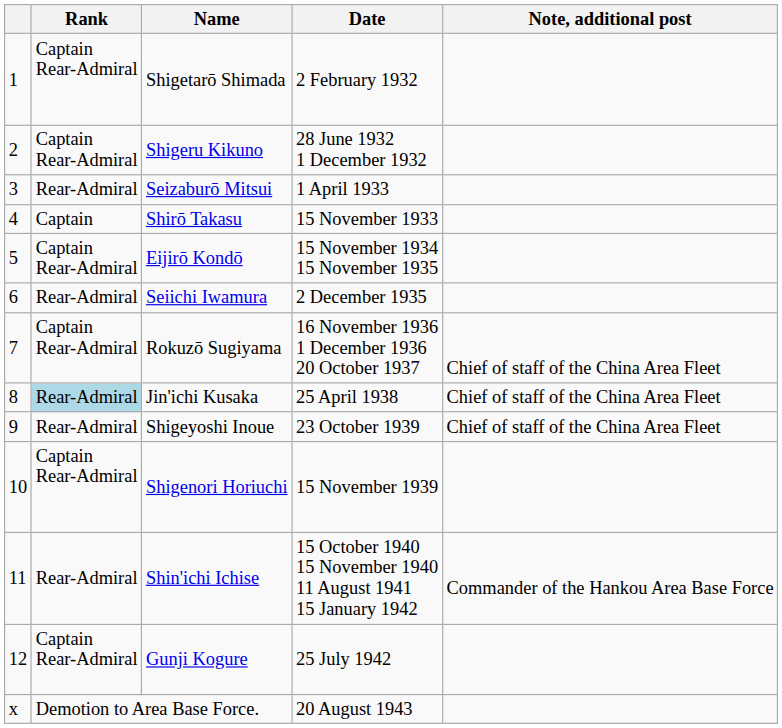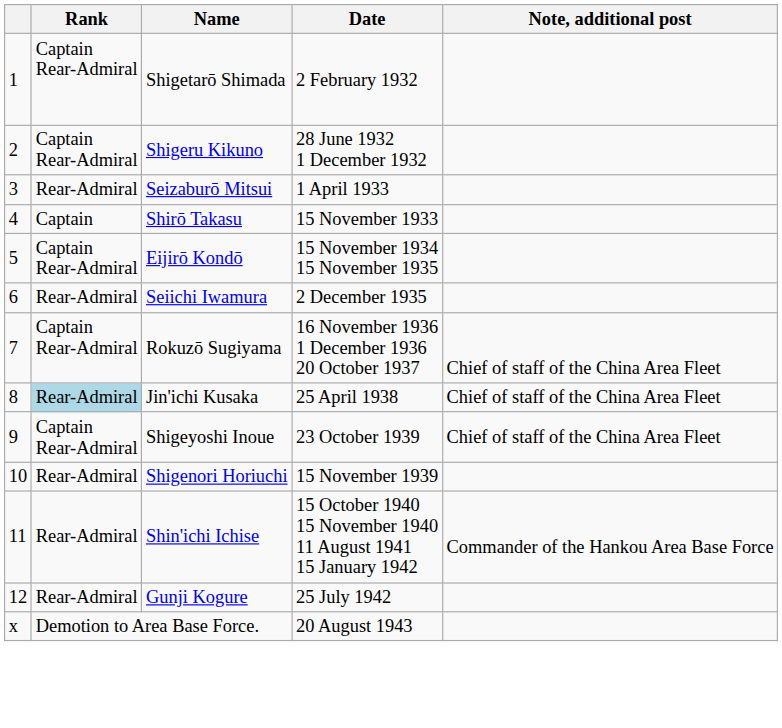(87, 426) Rear-Admiral -> (87, 436) Captain Rear-Admiral
(87, 466) Captain Rear-Admiral -> (87, 476) Rear-Admiral
(87, 648) Captain Rear-Admiral -> (87, 596) Rear-Admiral
